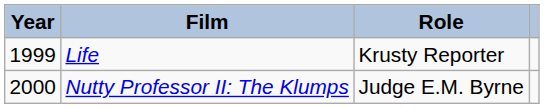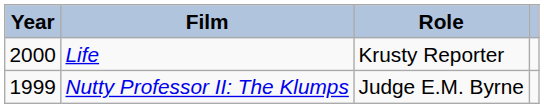(33, 54) 1999 -> (33, 54) 2000
(33, 87) 2000 -> (33, 87) 1999
